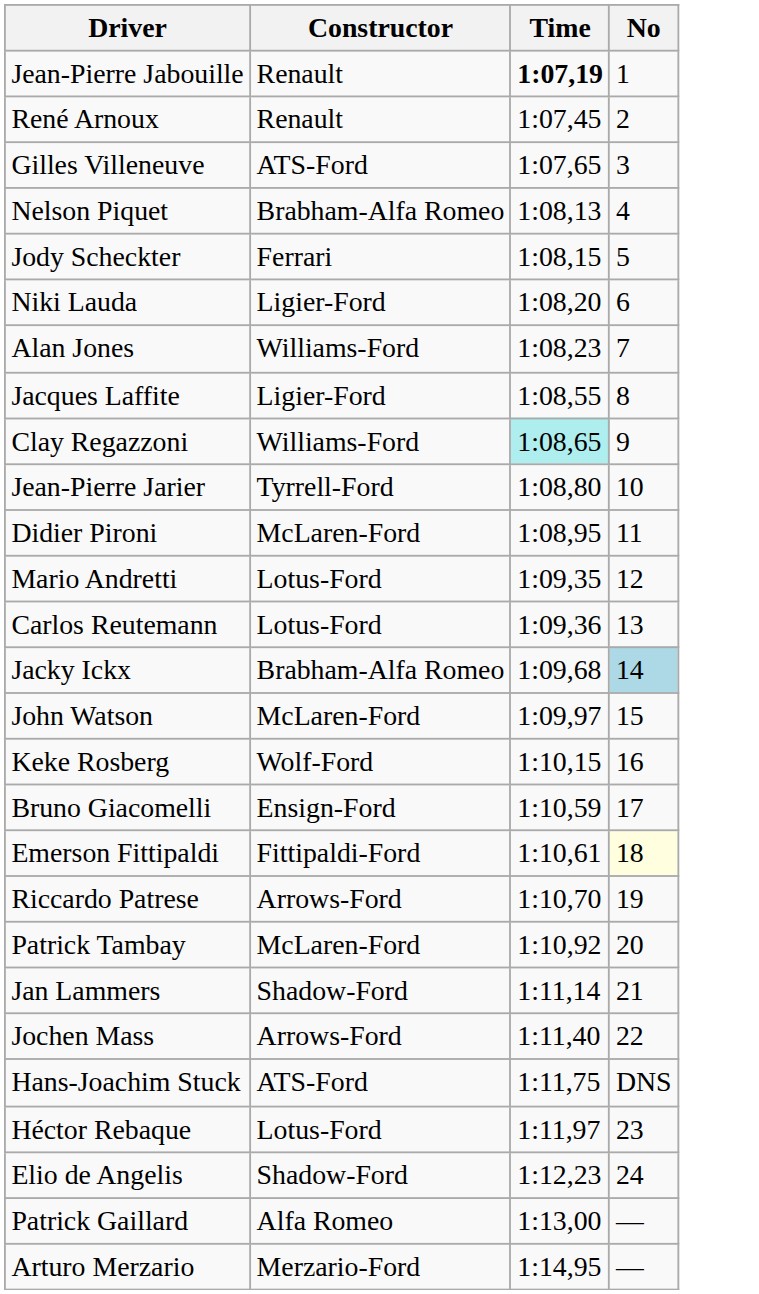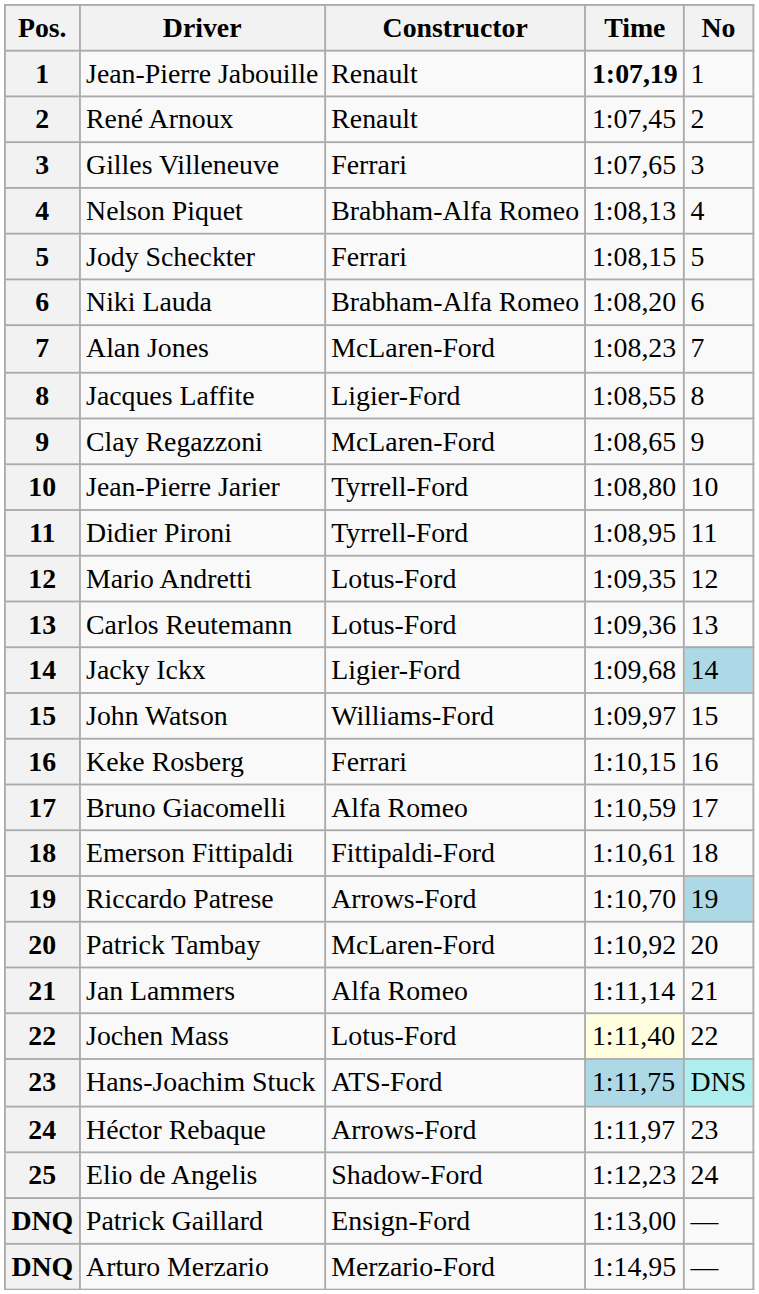+ column: (42, 27)
(312, 165) ATS-Ford -> (369, 165) Ferrari
(321, 302) Ligier-Ford -> (455, 302) Brabham-Alfa Romeo
(338, 348) Williams-Ford -> (413, 348) McLaren-Ford
(338, 440) Williams-Ford -> (413, 440) McLaren-Ford
(559, 440) paleturquoise background -> (634, 440) no background
(338, 532) McLaren-Ford -> (400, 532) Tyrrell-Ford
(380, 669) Brabham-Alfa Romeo -> (396, 669) Ligier-Ford
(338, 715) McLaren-Ford -> (413, 715) Williams-Ford
(315, 761) Wolf-Ford -> (369, 761) Ferrari
(326, 807) Ensign-Ford -> (400, 807) Alfa Romeo
(630, 853) lightyellow background -> (704, 853) no background
(630, 899) no background -> (704, 899) lightblue background
(332, 990) Shadow-Ford -> (400, 990) Alfa Romeo
(329, 1036) Arrows-Ford -> (394, 1036) Lotus-Ford
(559, 1036) no background -> (634, 1036) lightyellow background
(559, 1082) no background -> (634, 1082) lightblue background
(644, 1082) no background -> (718, 1082) paleturquoise background
(319, 1128) Lotus-Ford -> (404, 1128) Arrows-Ford
(325, 1220) Alfa Romeo -> (401, 1220) Ensign-Ford
